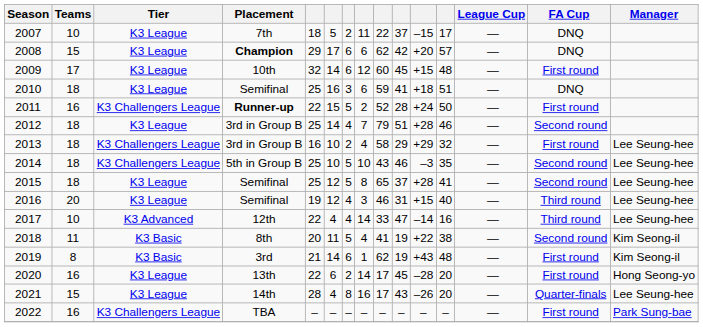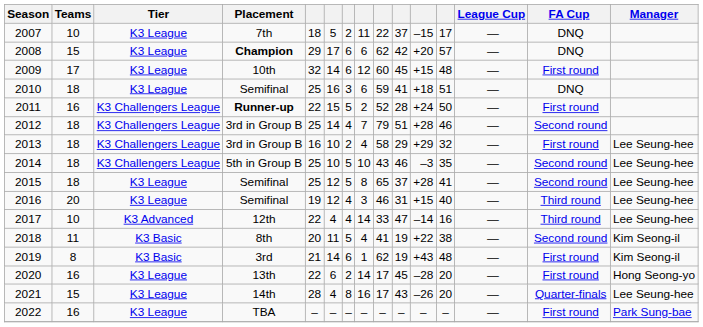(158, 126) K3 League -> (158, 126) K3 Challengers League
(158, 313) K3 Challengers League -> (158, 313) K3 League
